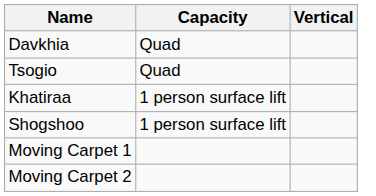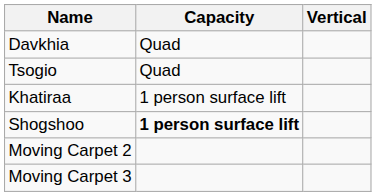(213, 124) normal -> (219, 124) bold
- row: (70, 151)
+ row: (70, 177)
